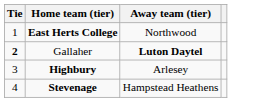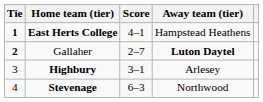+ column: (136, 13)
(15, 32) normal -> (15, 32) bold
(171, 32) Northwood -> (203, 32) Hampstead Heathens
(171, 87) Hampstead Heathens -> (203, 87) Northwood
